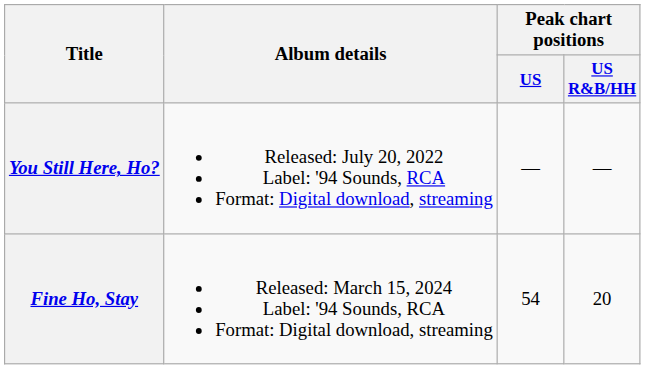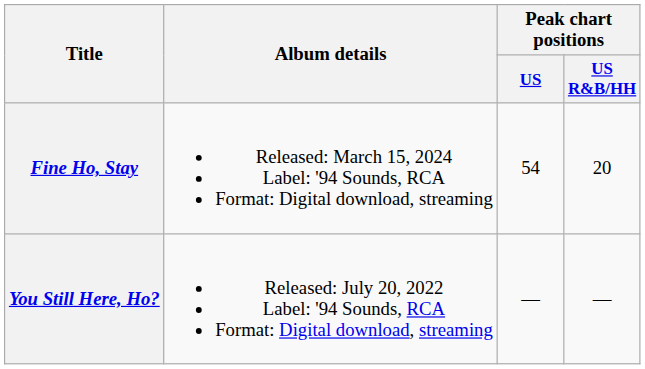rows swapped: (84, 168) <-> (84, 298)
